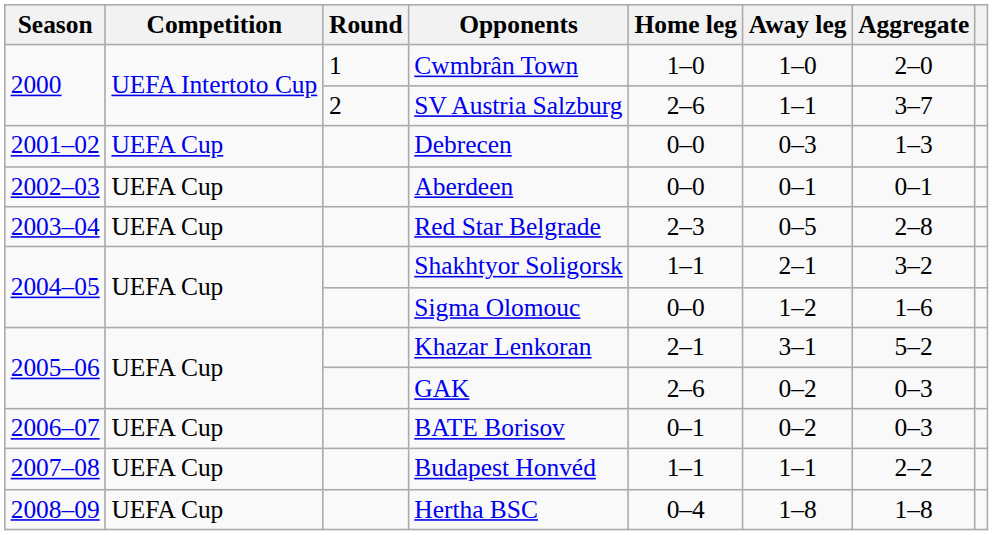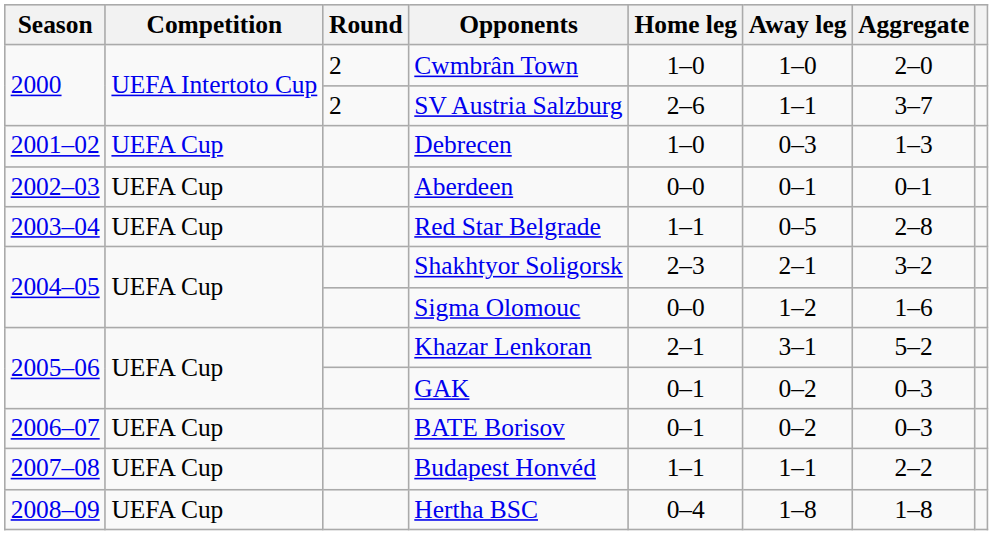(335, 65) 1 -> (335, 65) 2
(686, 145) 0–0 -> (686, 145) 1–0
(686, 226) 2–3 -> (686, 226) 1–1
(686, 266) 1–1 -> (686, 266) 2–3
(686, 387) 2–6 -> (686, 387) 0–1
